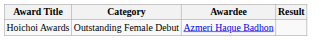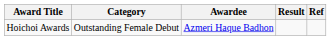+ column: (316, 12)
